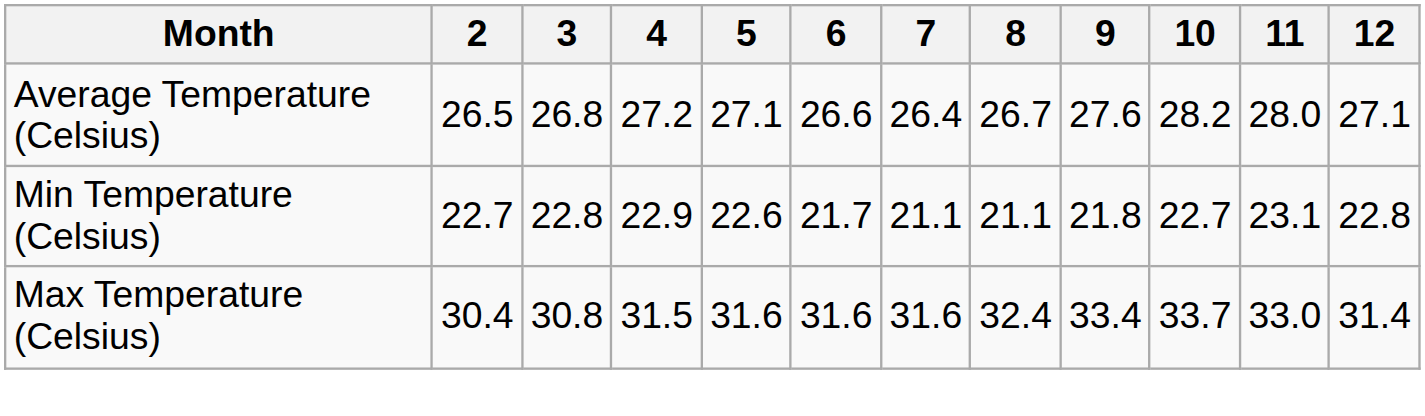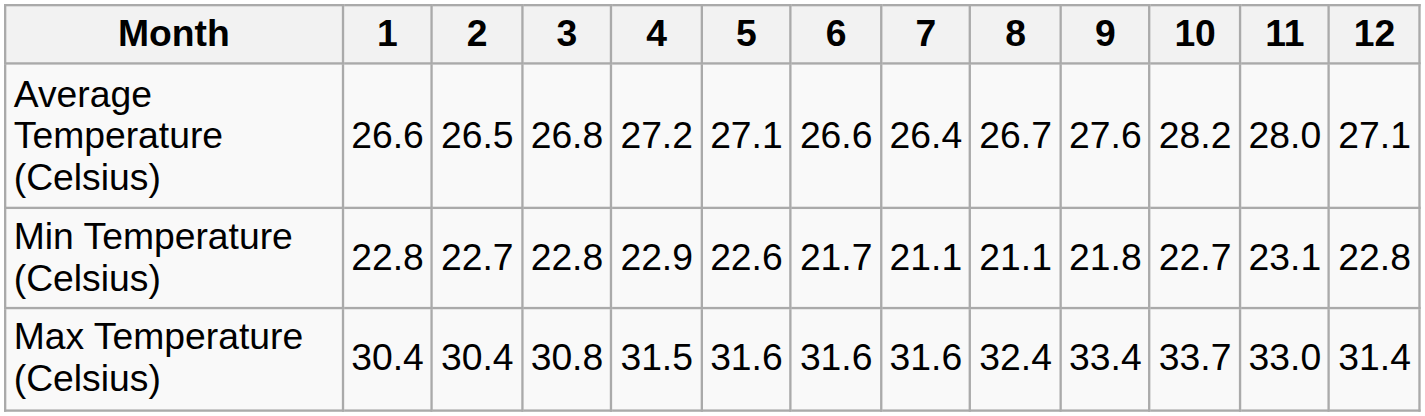+ column: (387, 34)
